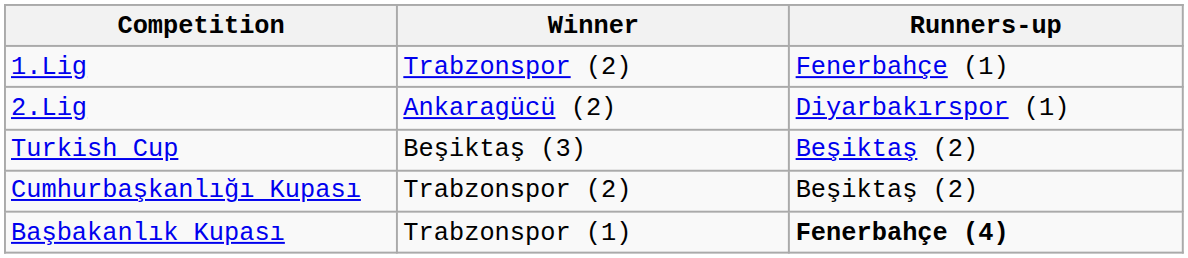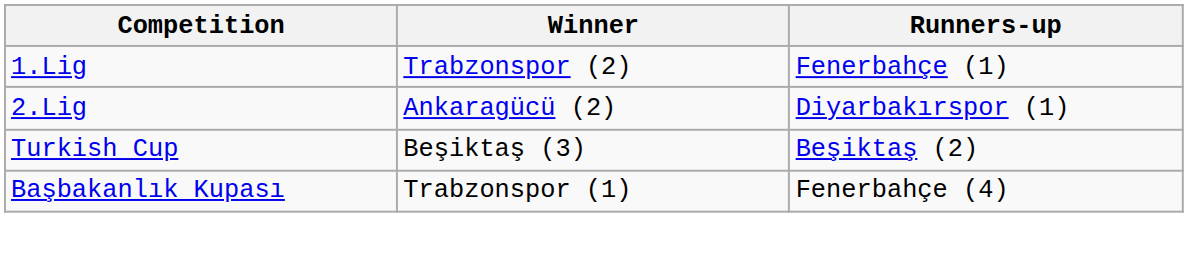- row: (186, 191)
(902, 232) bold -> (902, 191) normal
